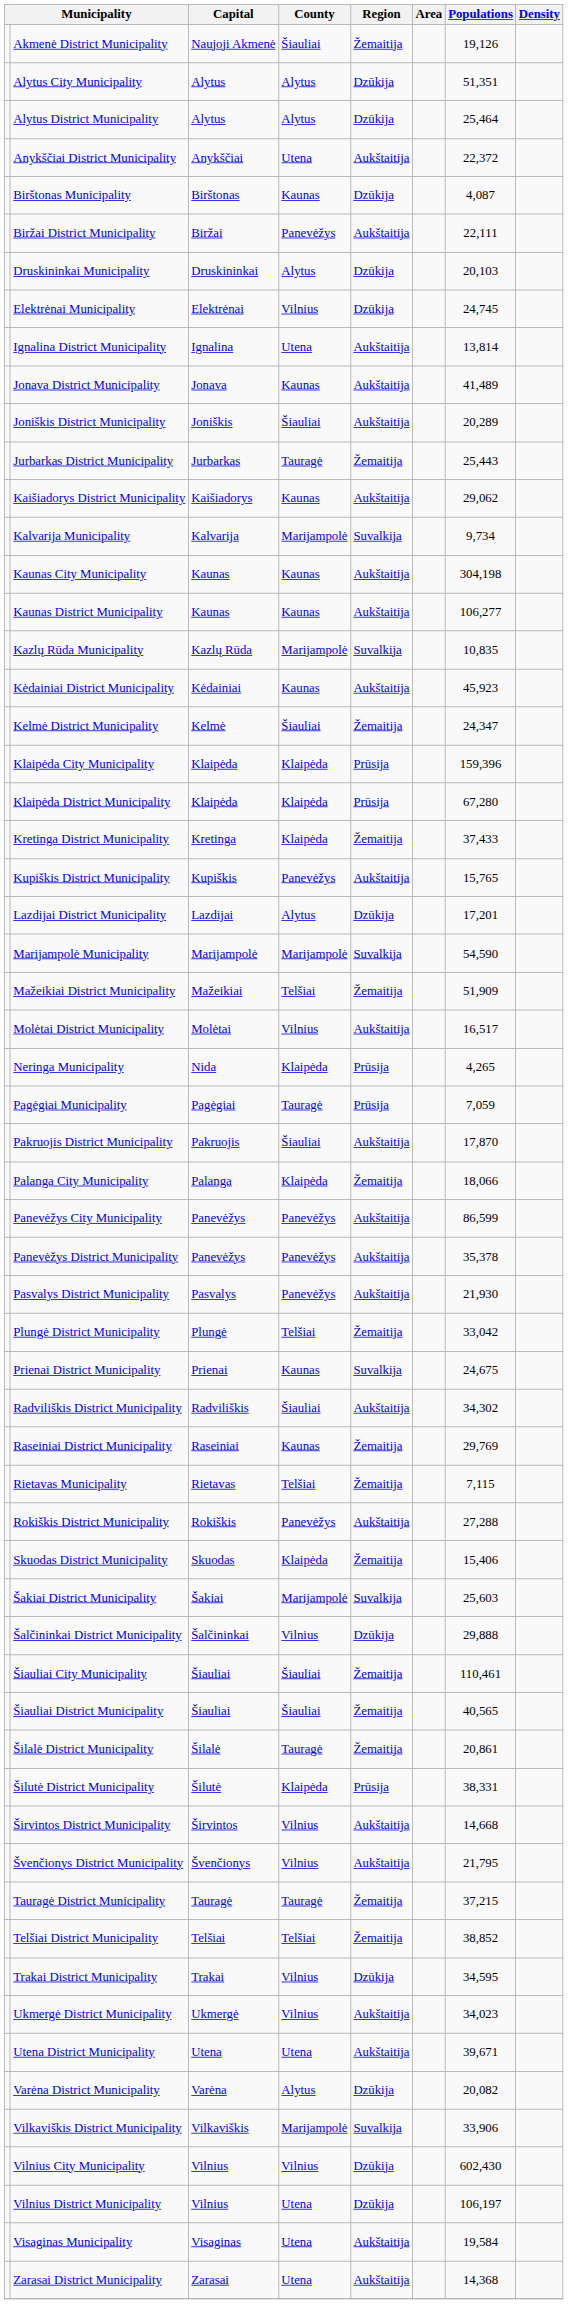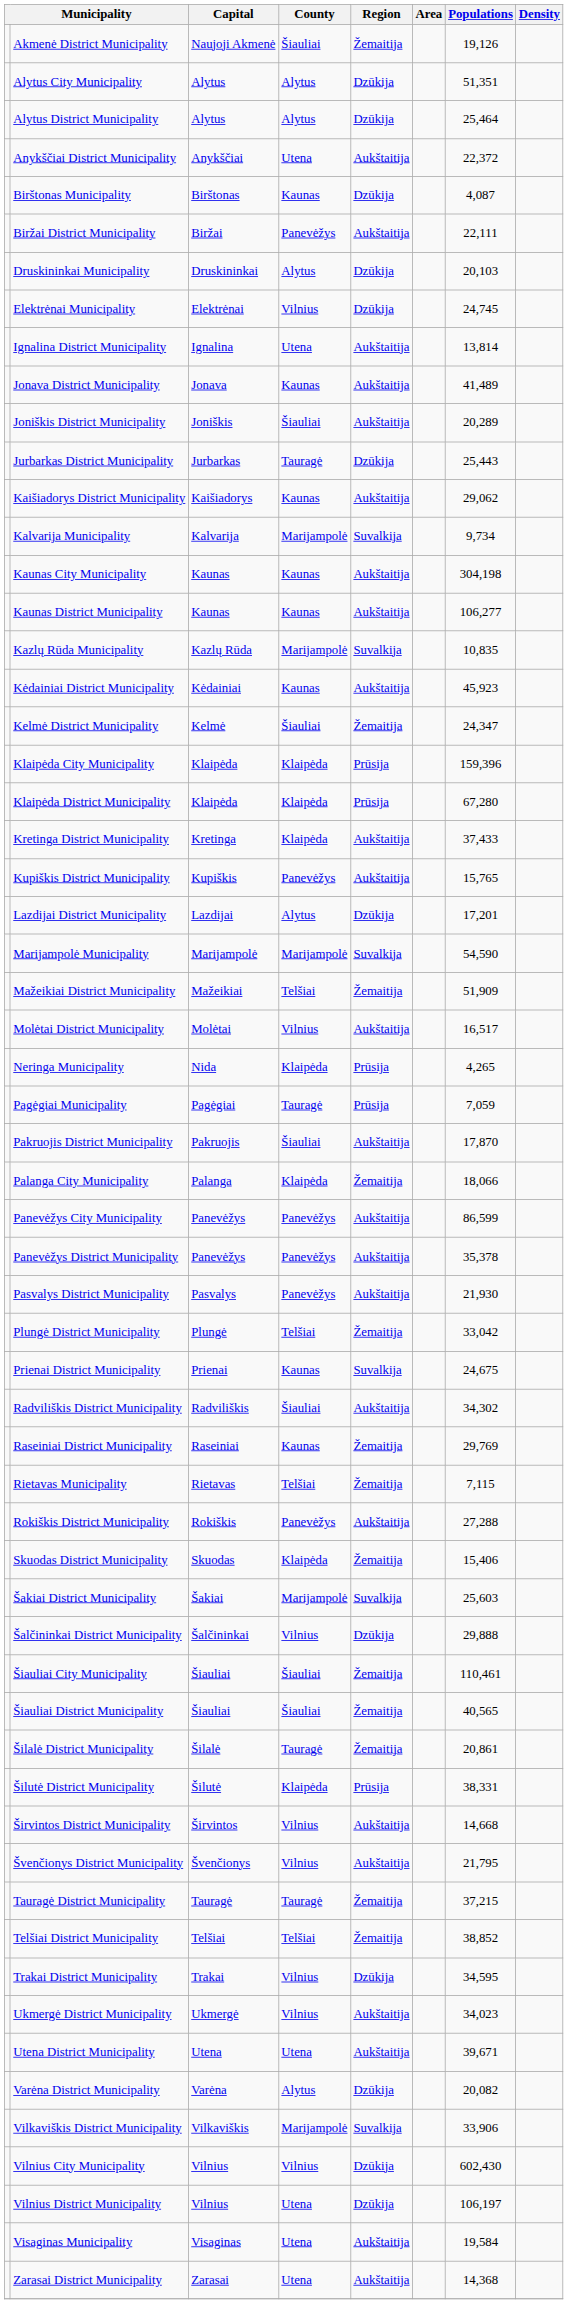(378, 460) Žemaitija -> (374, 460) Dzūkija
(378, 839) Žemaitija -> (381, 839) Aukštaitija
